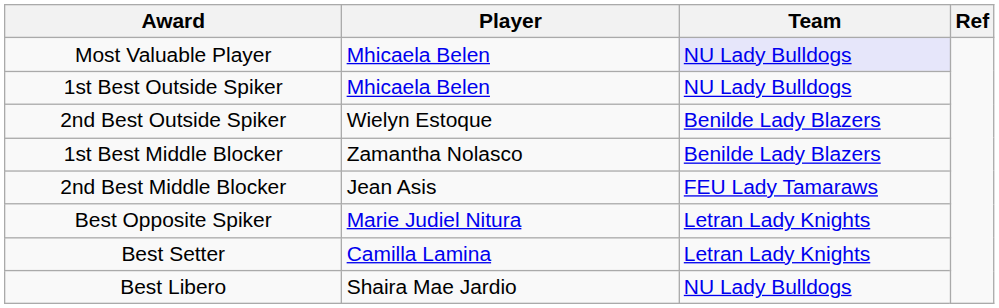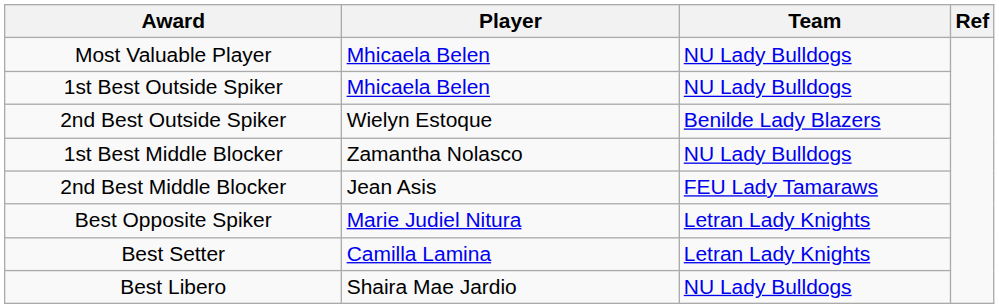(768, 54) lavender background -> (768, 54) no background
(782, 154) Benilde Lady Blazers -> (768, 154) NU Lady Bulldogs
